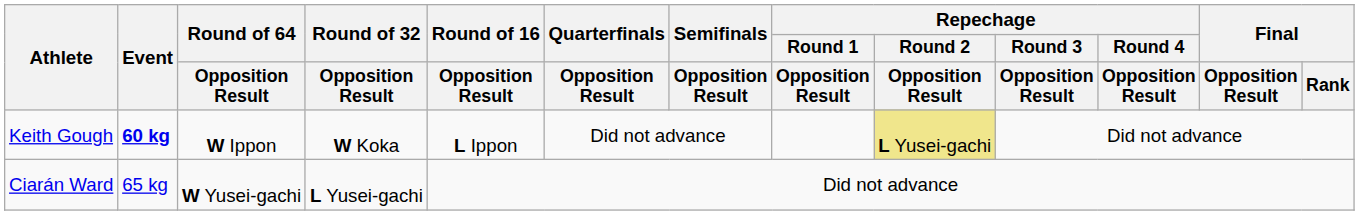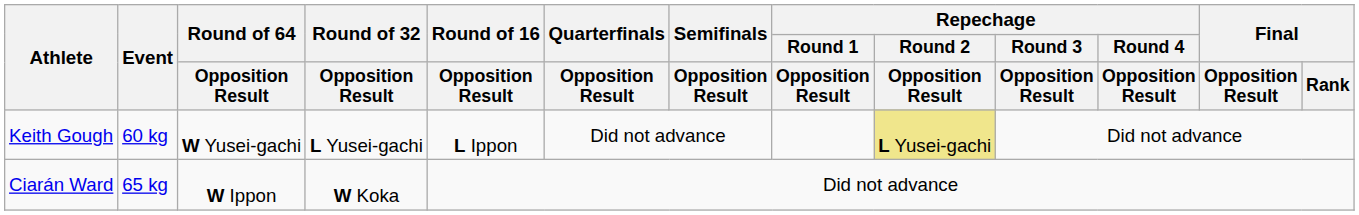(146, 135) bold -> (145, 135) normal
(242, 146) W Ippon -> (242, 146) W Yusei-gachi
(366, 146) W Koka -> (366, 146) L Yusei-gachi
(242, 196) W Yusei-gachi -> (242, 196) W Ippon
(366, 196) L Yusei-gachi -> (366, 196) W Koka
